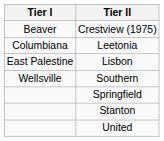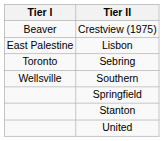- row: (117, 45)
+ row: (117, 62)
